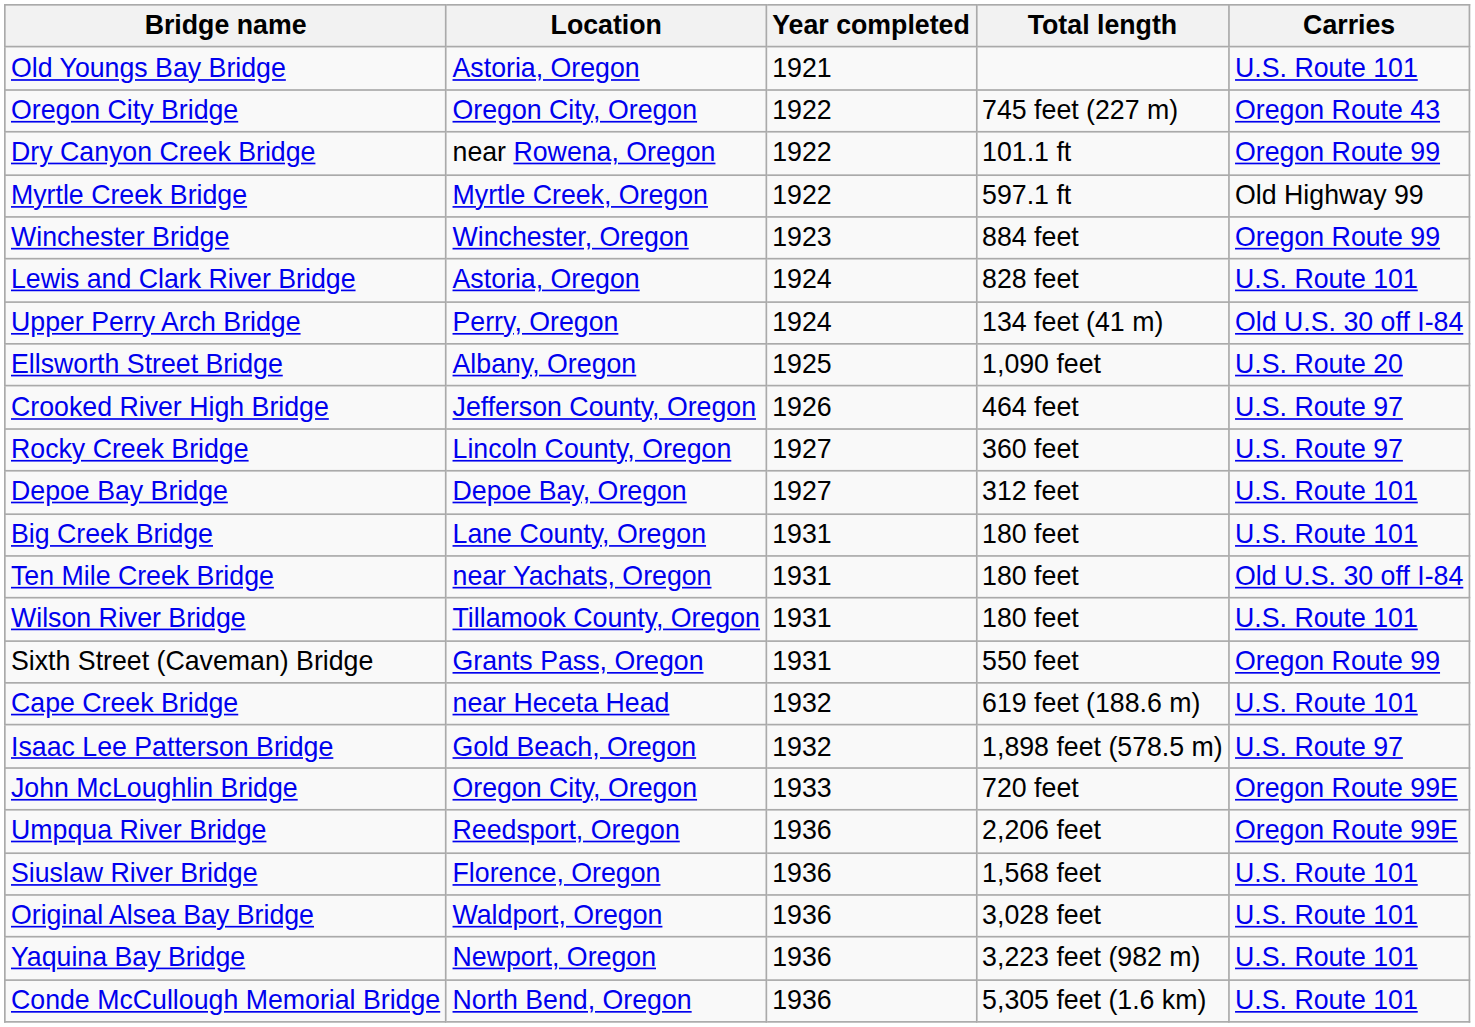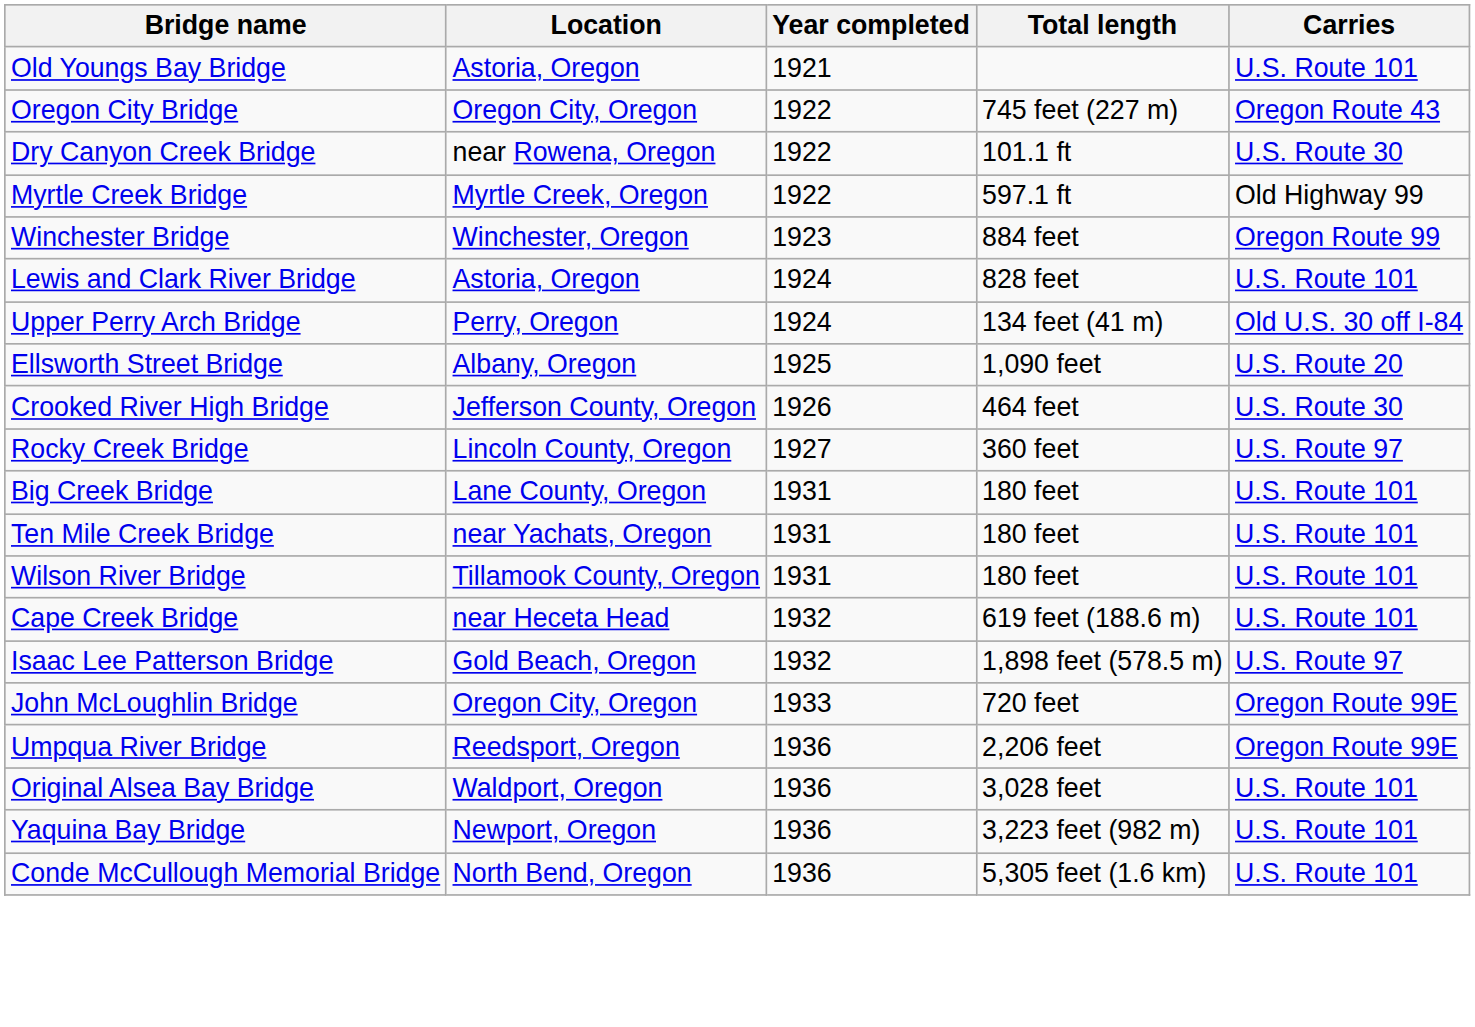(1338, 152) Oregon Route 99 -> (1319, 152) U.S. Route 30
(1319, 407) U.S. Route 97 -> (1319, 407) U.S. Route 30
- row: (119, 491)
(1349, 576) Old U.S. 30 off I-84 -> (1326, 534) U.S. Route 101
- row: (192, 661)
- row: (134, 873)
